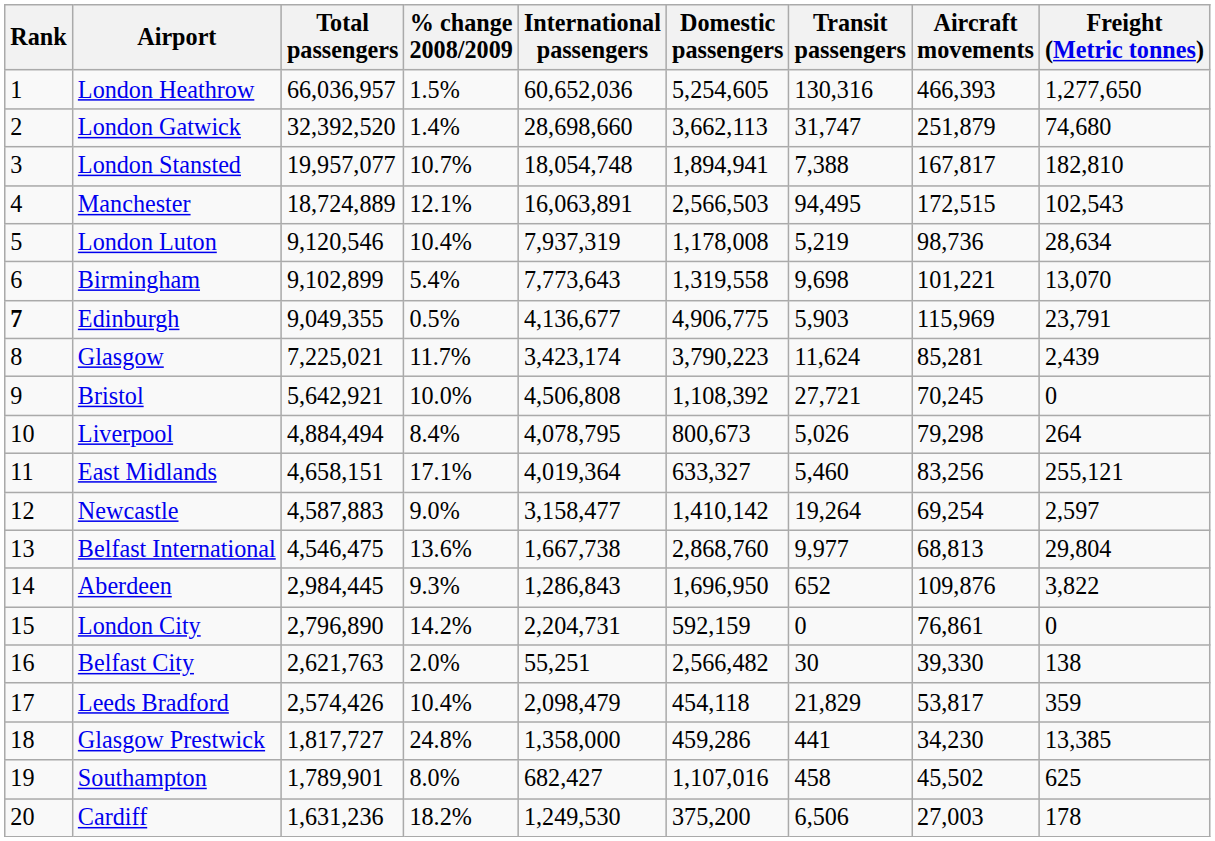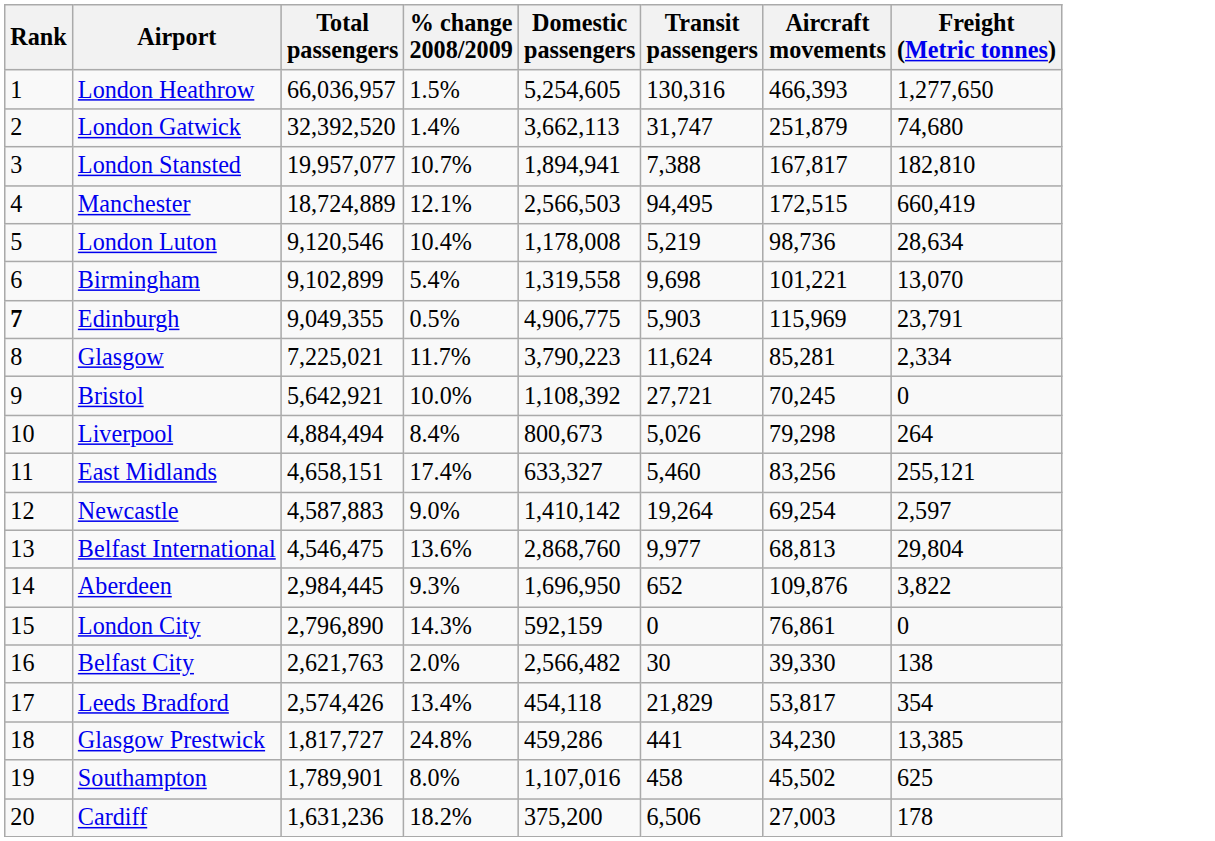- column: (592, 37)
(1084, 204) 102,543 -> (936, 204) 660,419
(1072, 357) 2,439 -> (924, 357) 2,334
(441, 472) 17.1% -> (441, 472) 17.4%
(441, 625) 14.2% -> (441, 625) 14.3%
(441, 702) 10.4% -> (441, 702) 13.4%
(1063, 702) 359 -> (915, 702) 354
